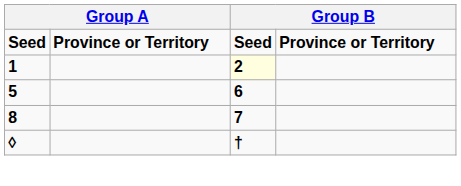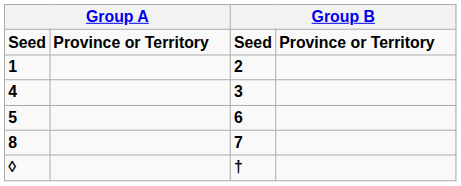(238, 67) lightyellow background -> (238, 67) no background
+ row: (13, 92)
